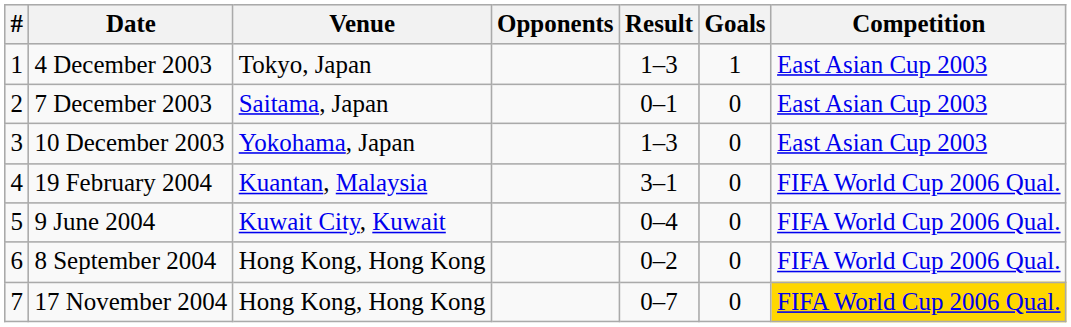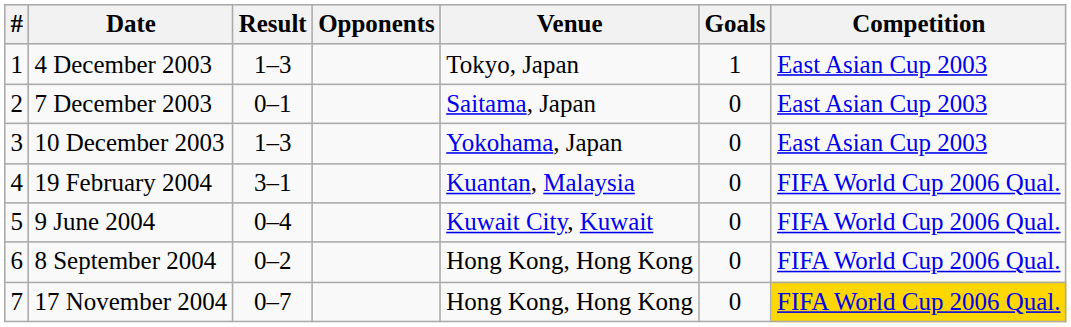columns swapped: (362, 24) <-> (659, 24)
